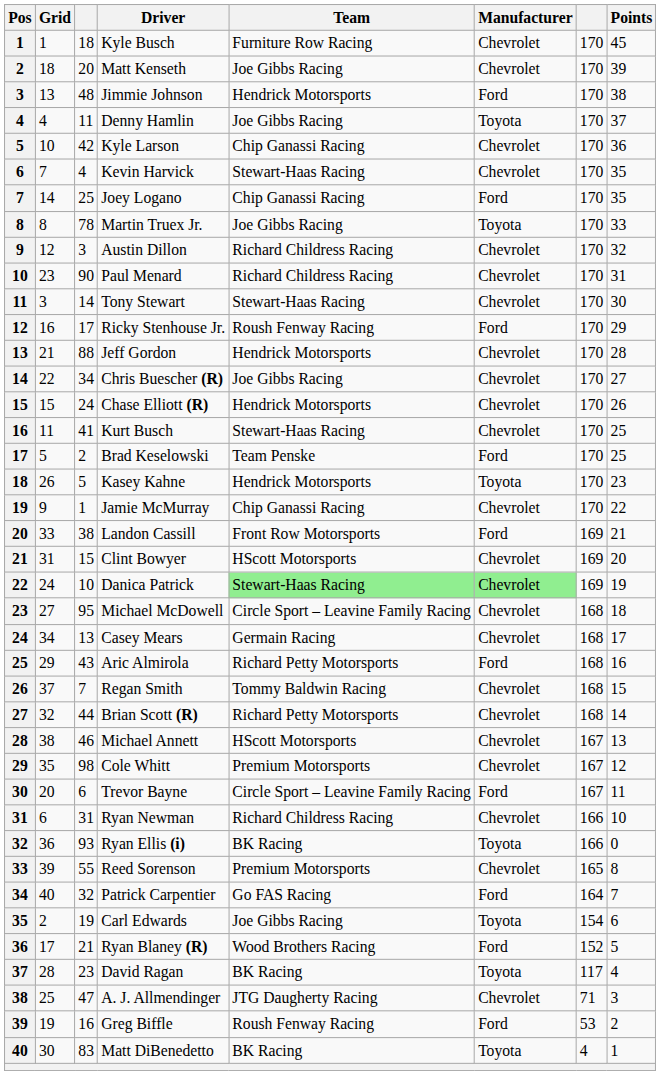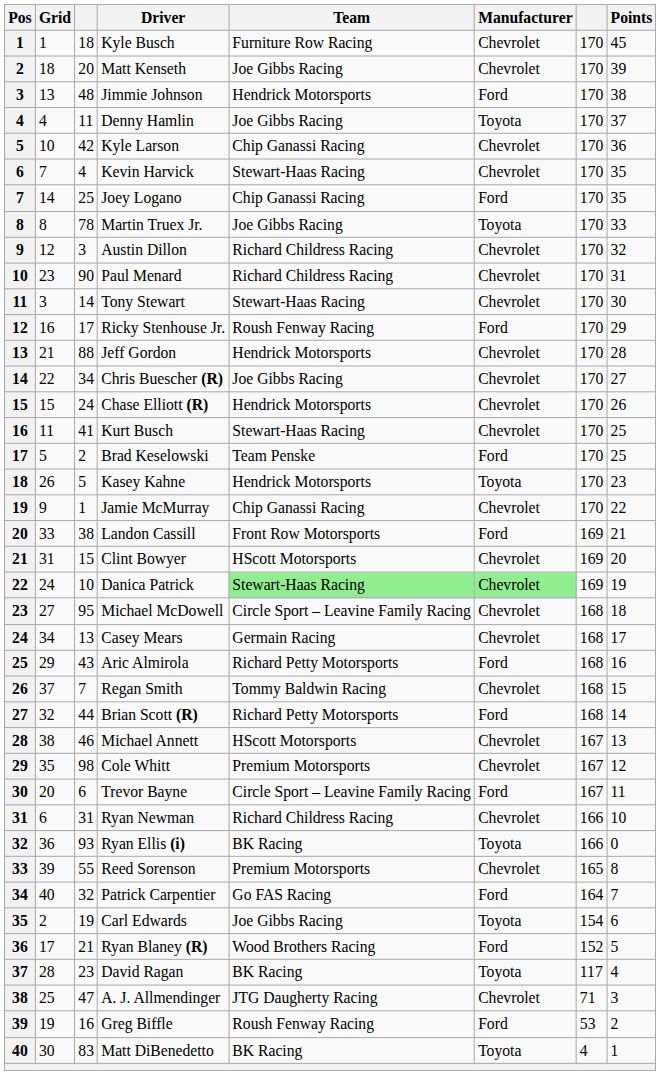(509, 714) Chevrolet -> (493, 714) Ford
